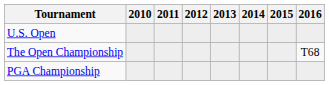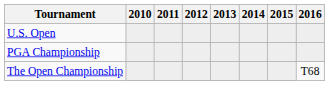rows swapped: (65, 52) <-> (53, 71)
